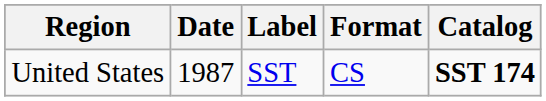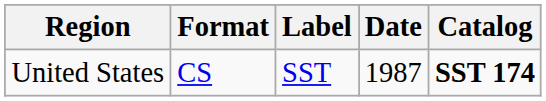columns swapped: (206, 27) <-> (376, 27)
